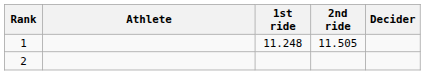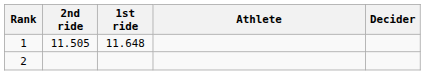columns swapped: (149, 19) <-> (338, 19)
(283, 43) 11.248 -> (125, 43) 11.648
